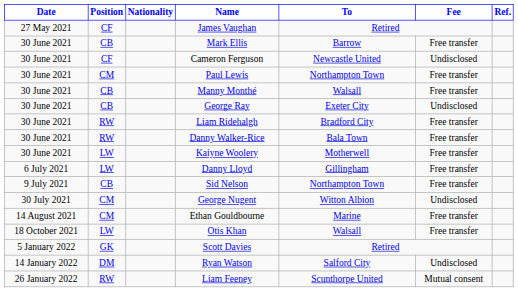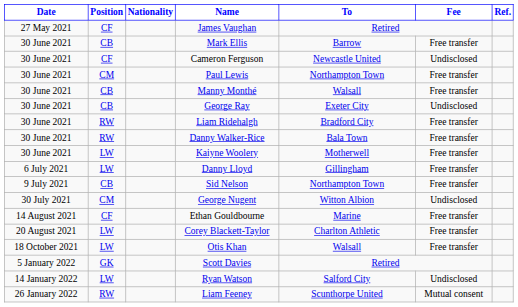(107, 216) CM -> (107, 216) CF
+ row: (227, 232)
(107, 263) DM -> (107, 279) LW
